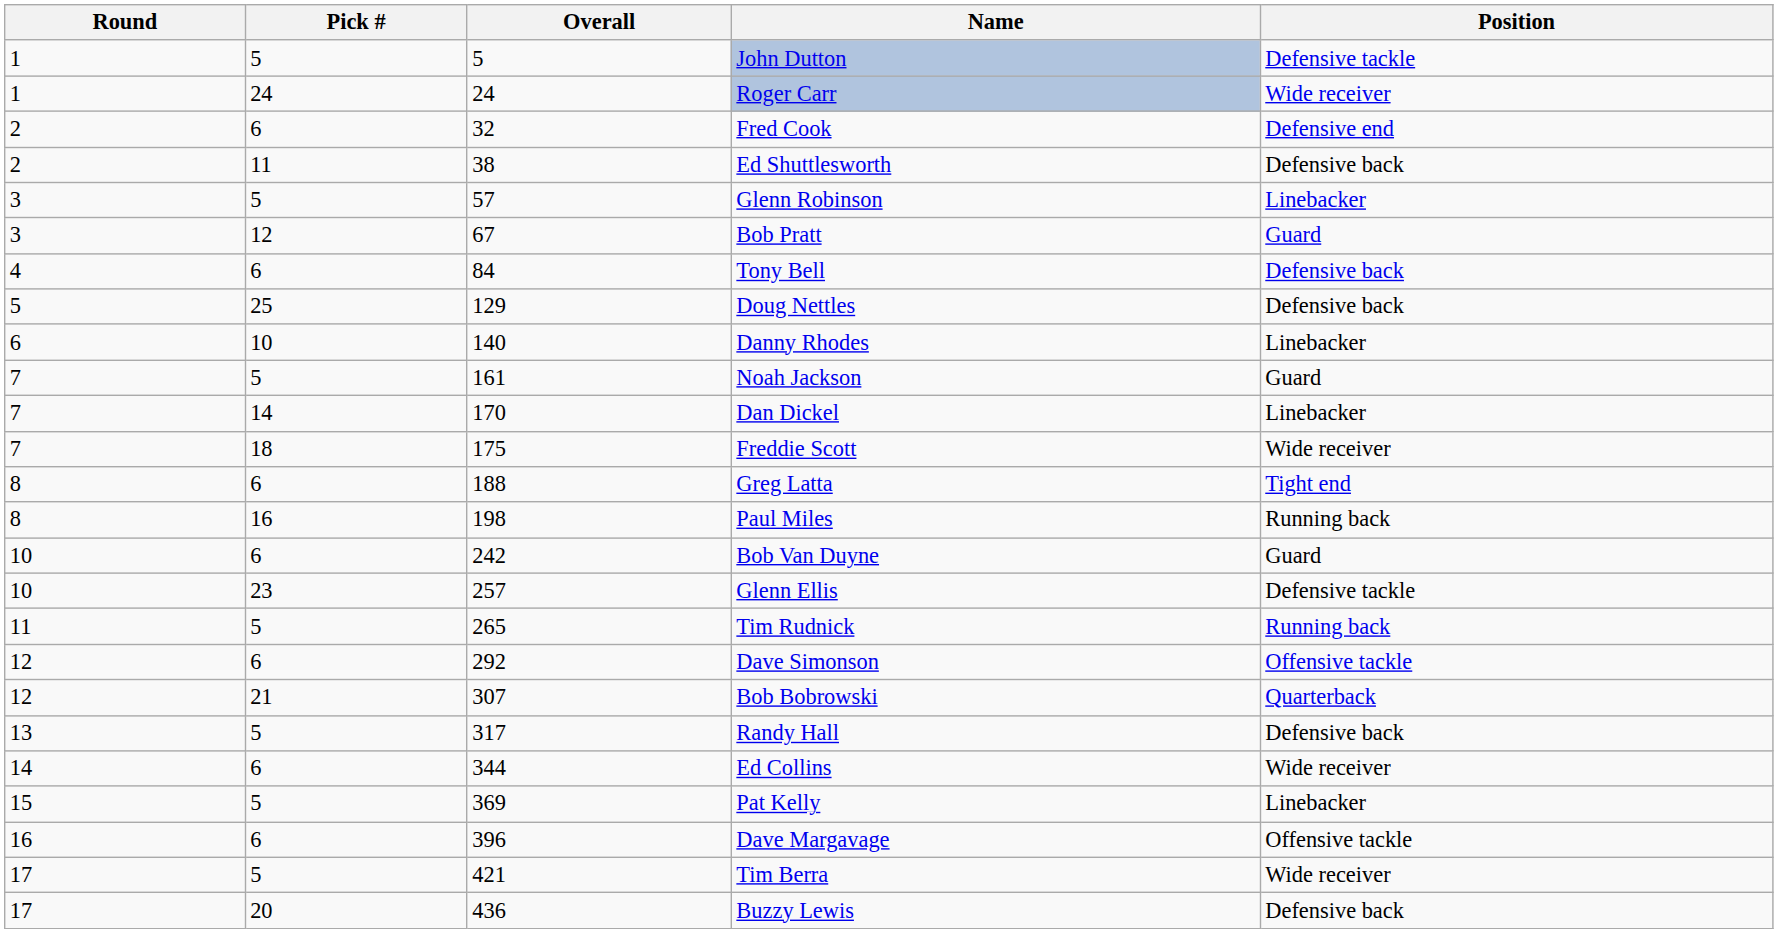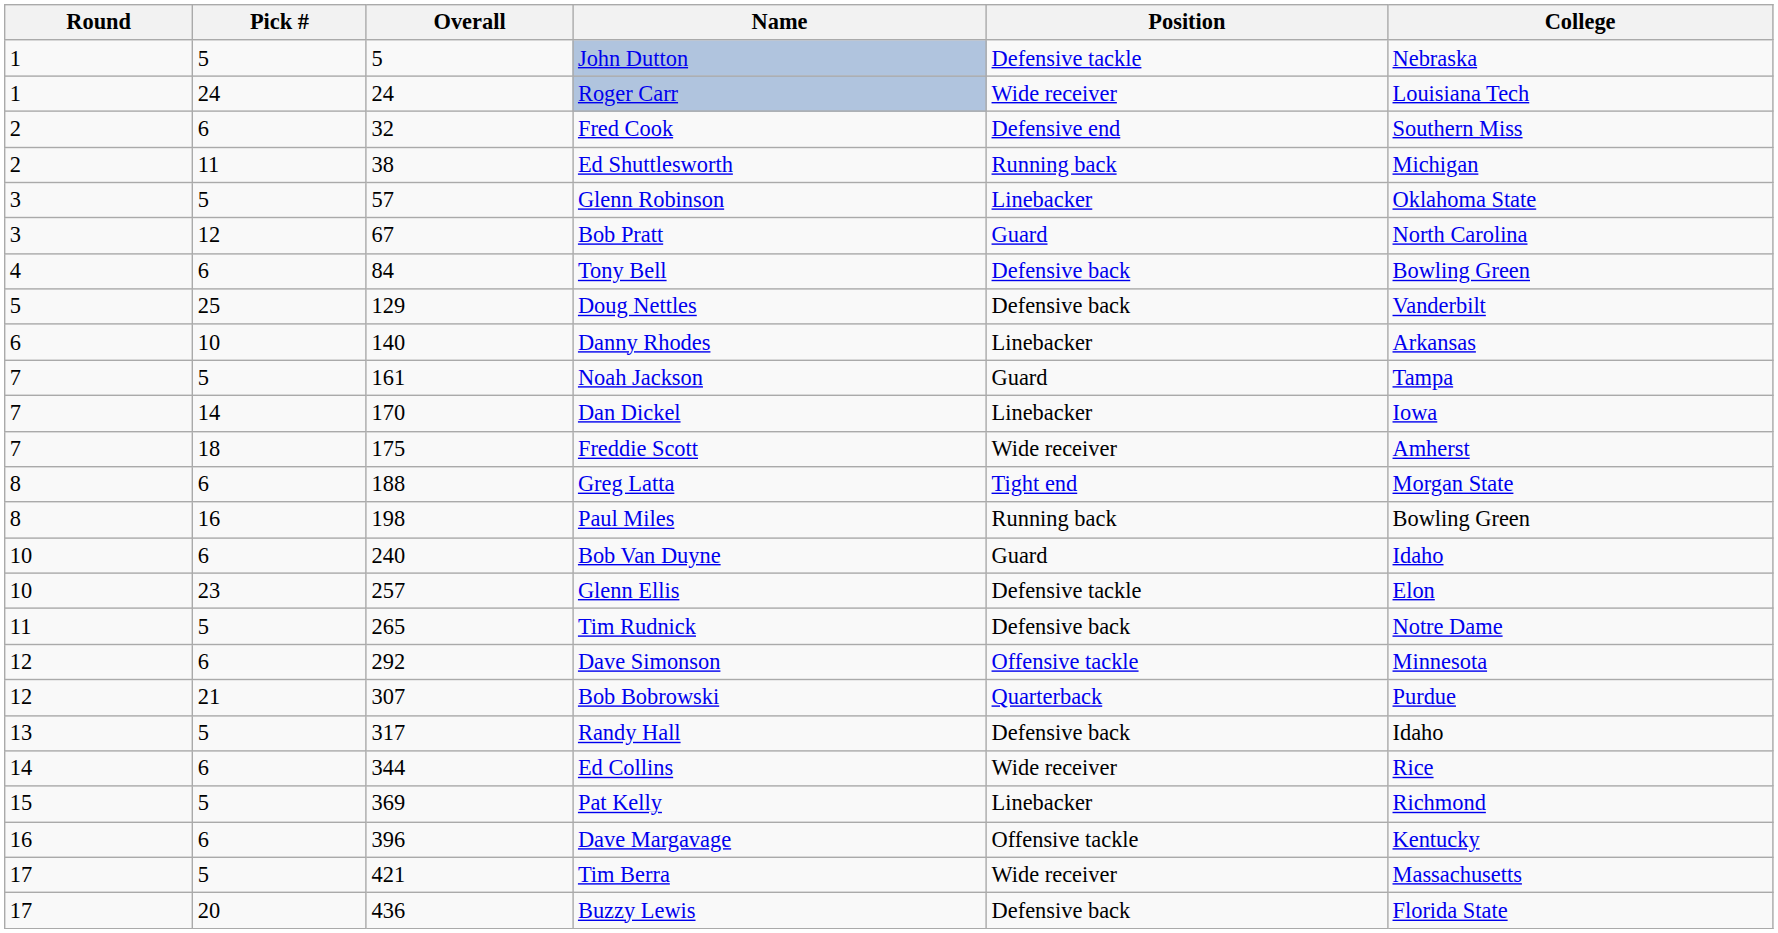+ column: (1580, 22)
(1335, 164) Defensive back -> (1054, 164) Running back
(489, 555) 242 -> (388, 555) 240
(1328, 626) Running back -> (1061, 626) Defensive back
